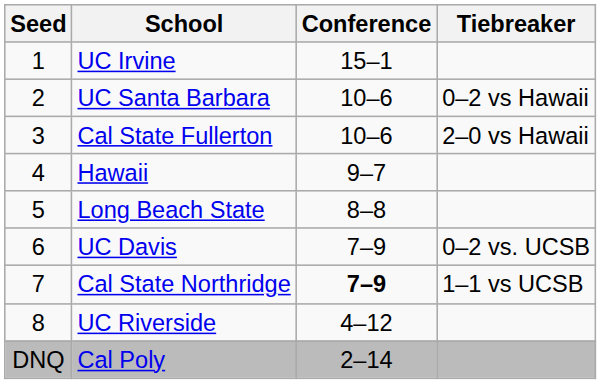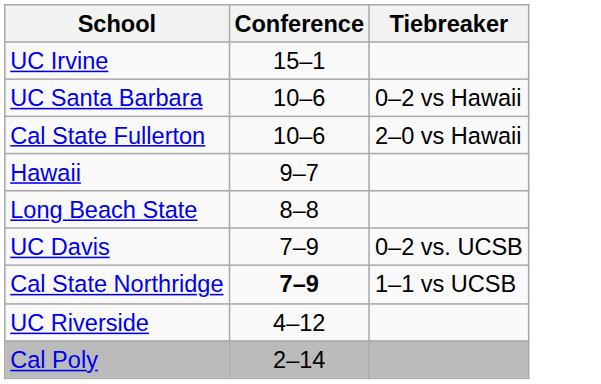- column: (38, 24)
